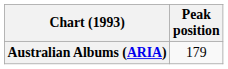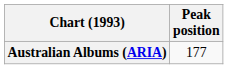(196, 52) 179 -> (196, 52) 177
